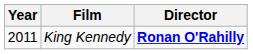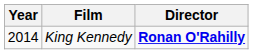(23, 37) 2011 -> (23, 37) 2014
